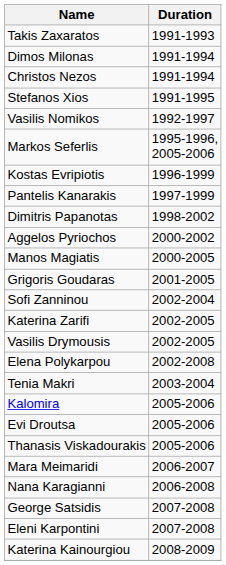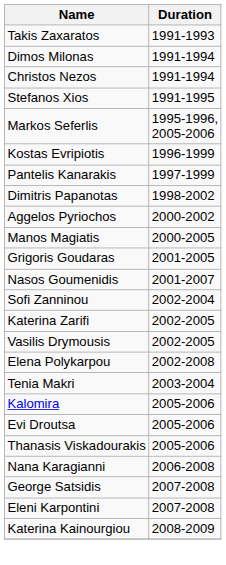- row: (53, 118)
+ row: (63, 279)
- row: (53, 466)
